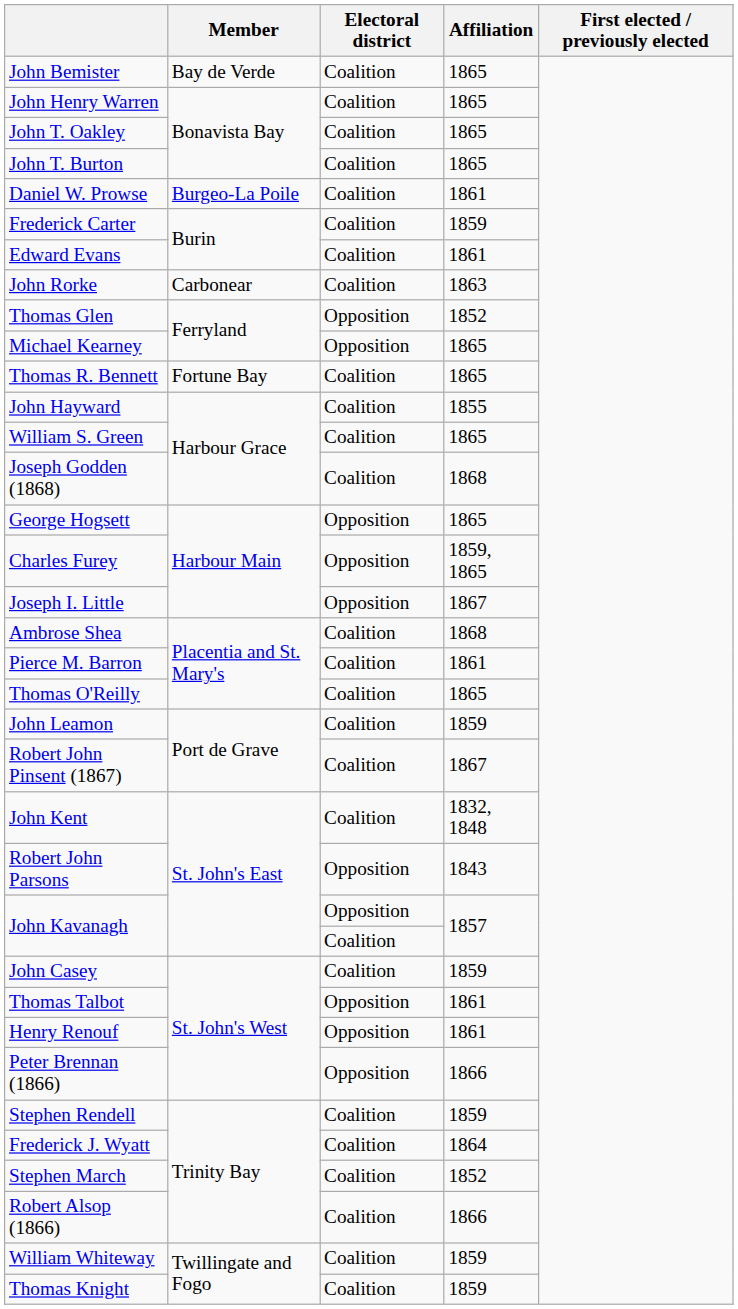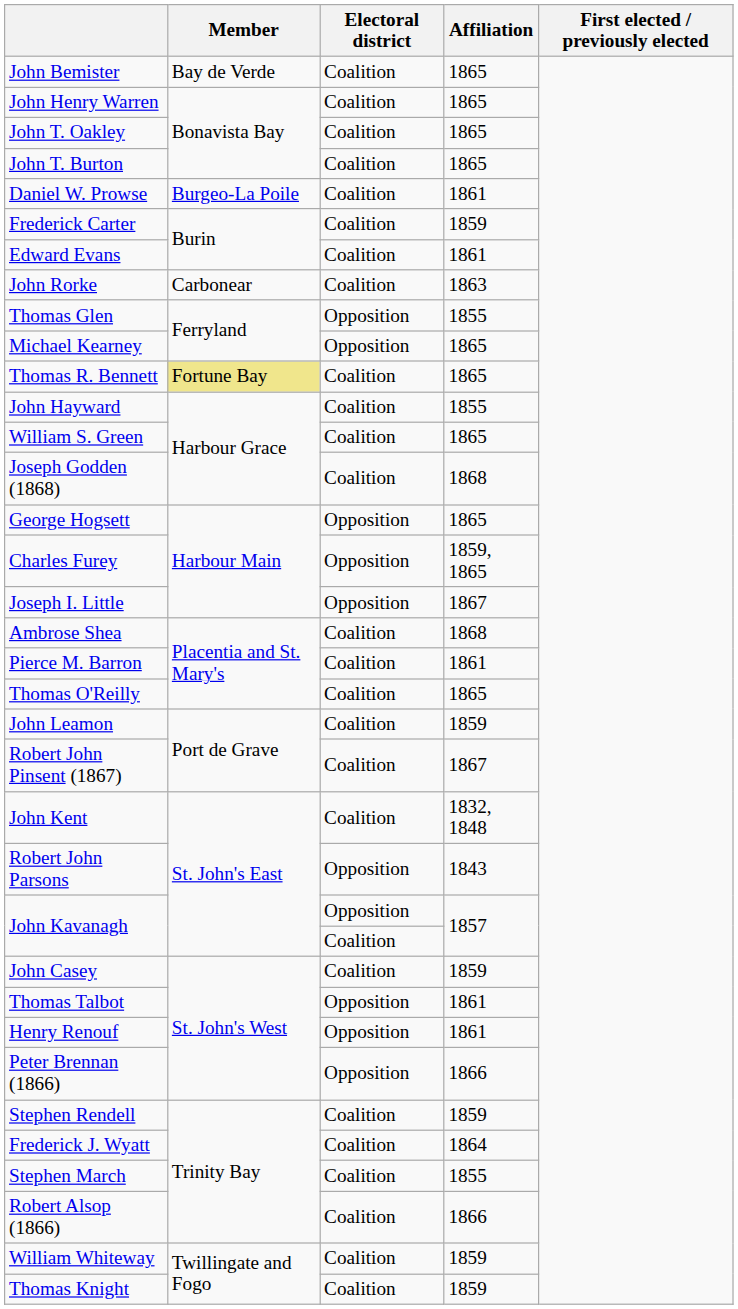(468, 315) 1852 -> (468, 315) 1855
(220, 376) no background -> (220, 376) khaki background
(468, 1175) 1852 -> (468, 1175) 1855
